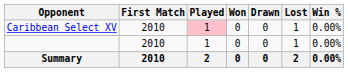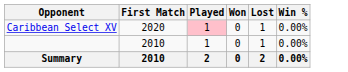- column: (265, 12)
(153, 28) 2010 -> (153, 28) 2020
